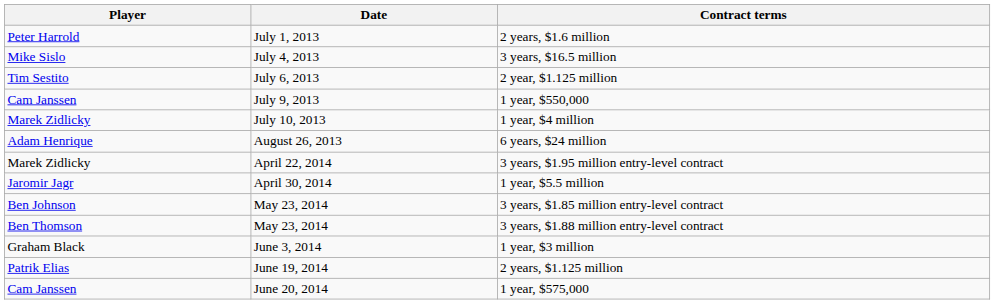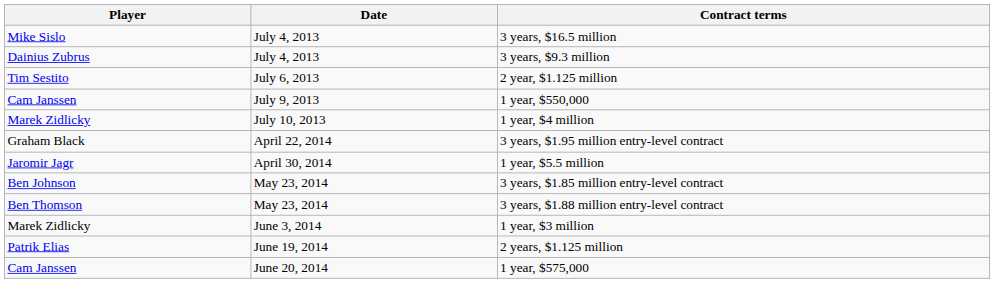- row: (555, 36)
+ row: (555, 57)
- row: (553, 141)
(49, 162) Marek Zidlicky -> (46, 141) Graham Black
(46, 246) Graham Black -> (49, 225) Marek Zidlicky
